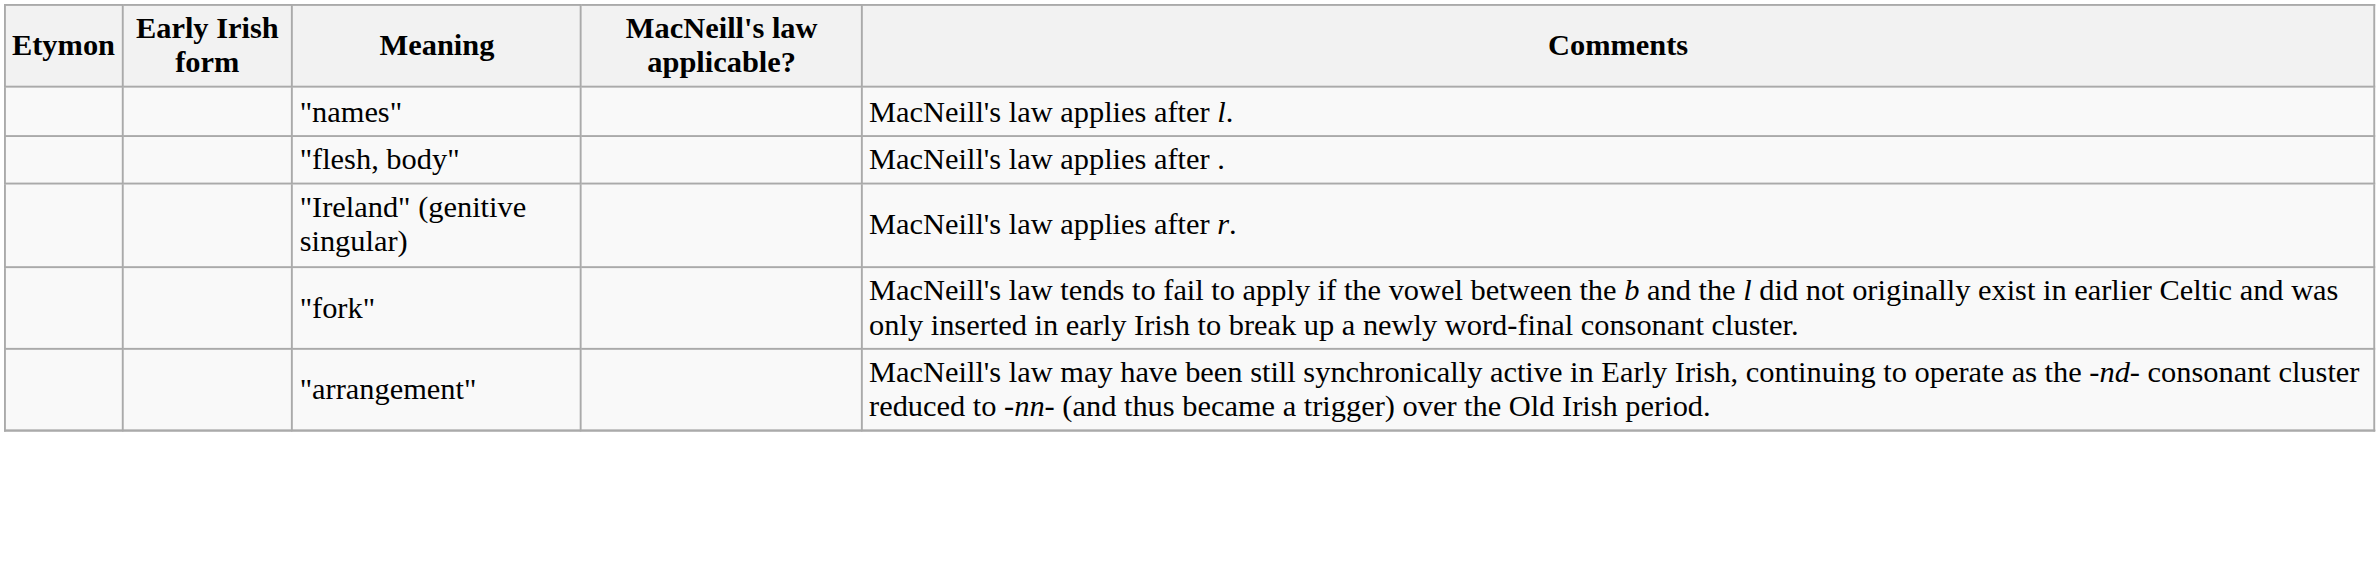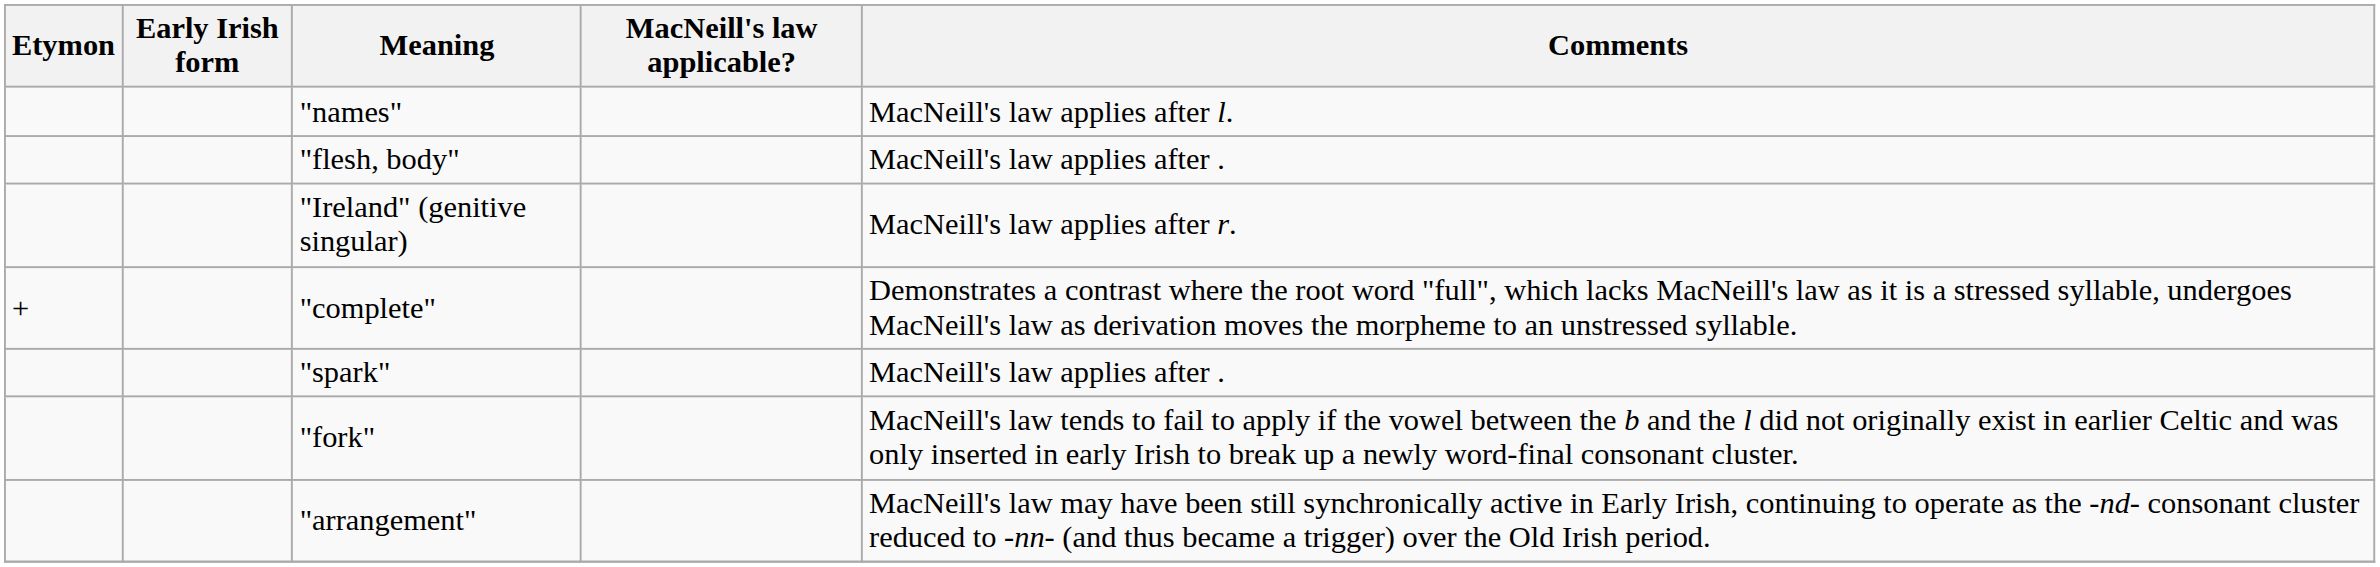+ row: (368, 306)
+ row: (345, 372)
